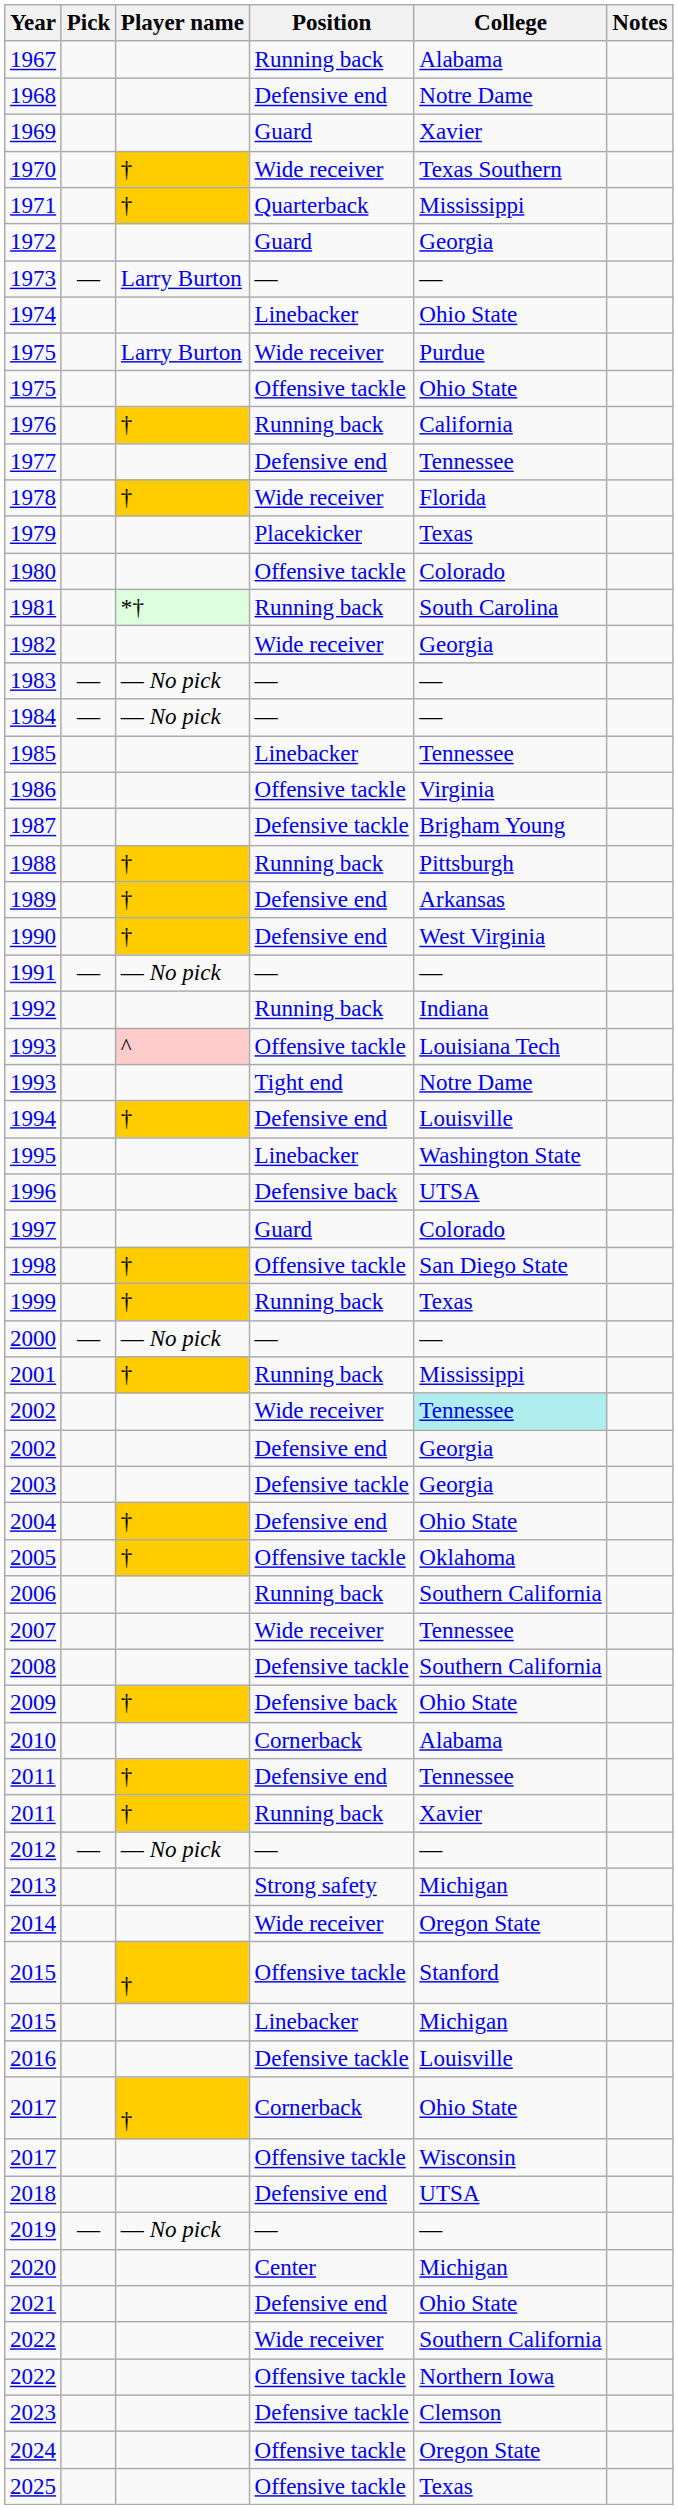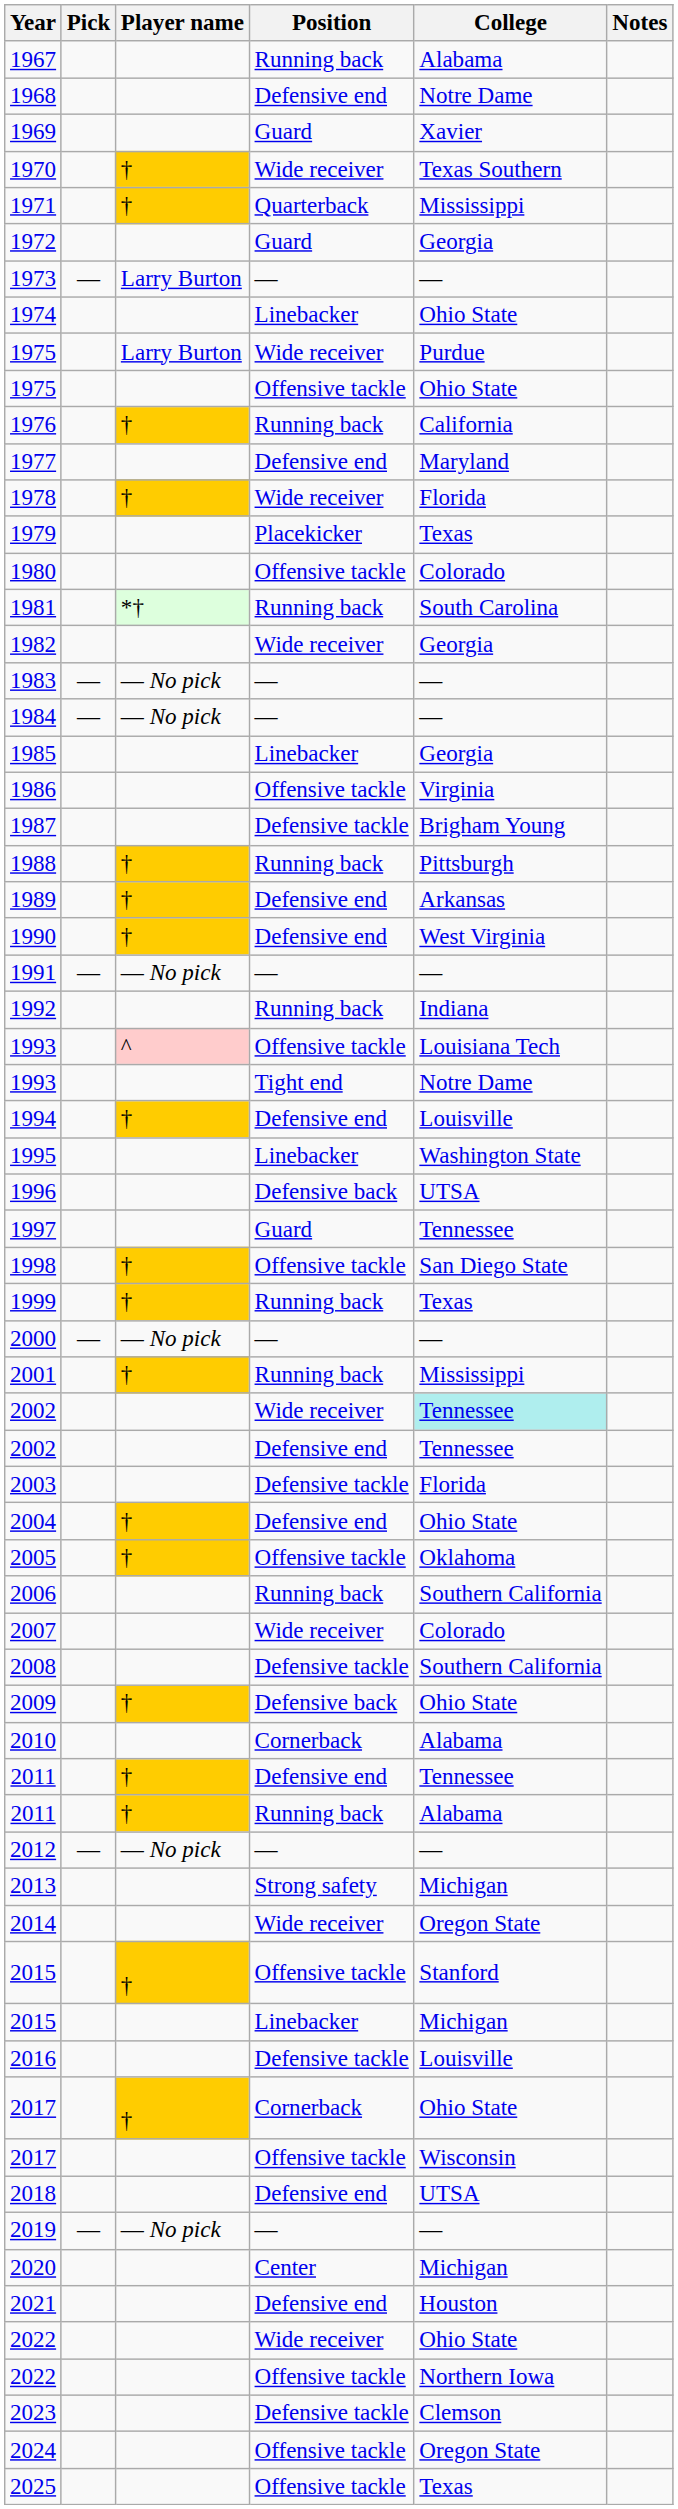(467, 461) Tennessee -> (464, 461) Maryland
(467, 753) Tennessee -> (456, 753) Georgia
(462, 1228) Colorado -> (467, 1228) Tennessee
(456, 1447) Georgia -> (467, 1447) Tennessee
(456, 1484) Georgia -> (453, 1484) Florida
(467, 1630) Tennessee -> (462, 1630) Colorado
(451, 1813) Xavier -> (461, 1813) Alabama
(468, 2303) Ohio State -> (458, 2303) Houston
(511, 2340) Southern California -> (468, 2340) Ohio State
